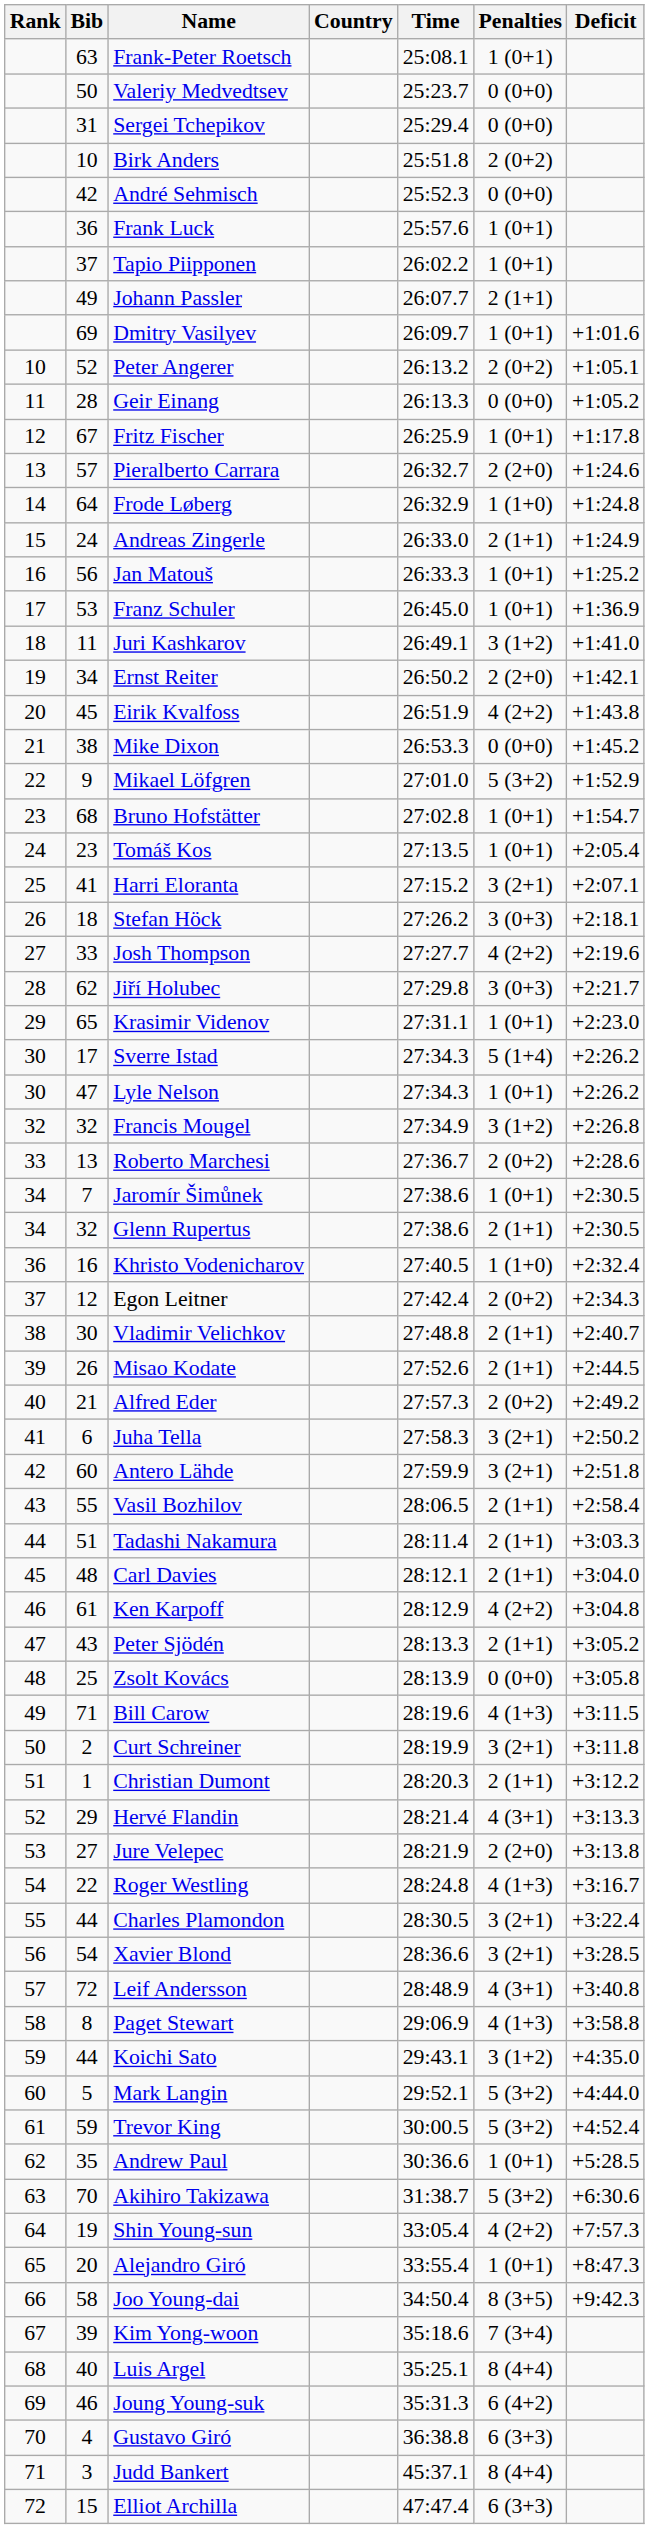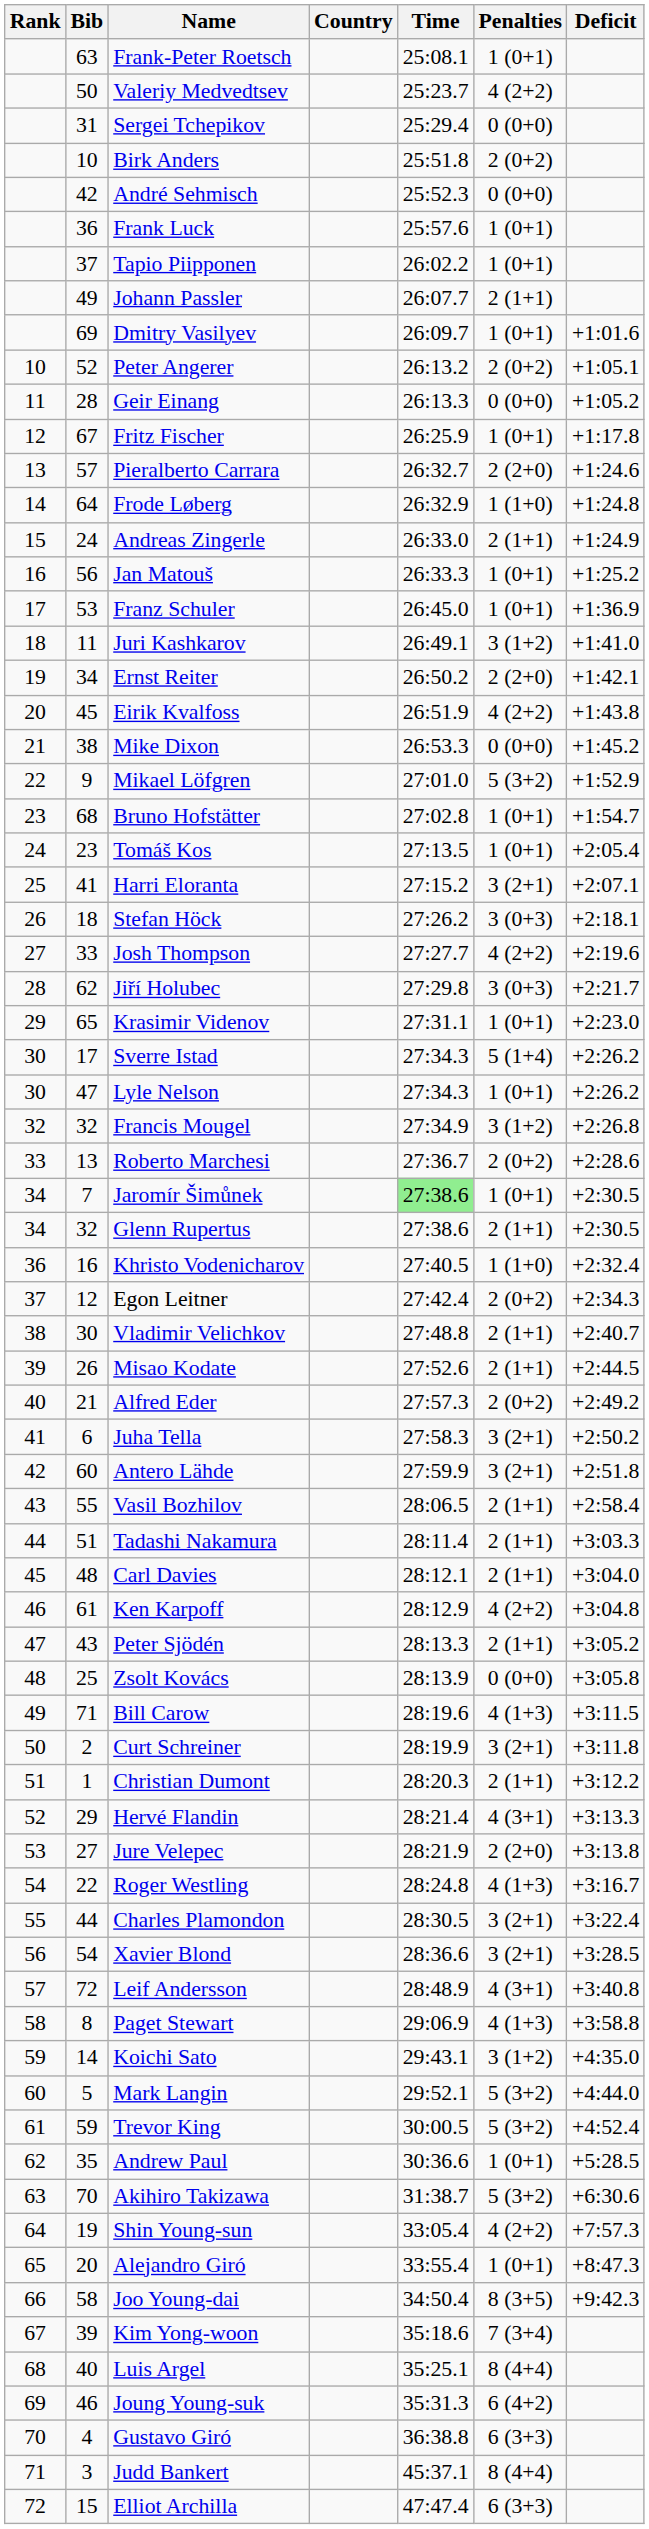(520, 90) 0 (0+0) -> (520, 90) 4 (2+2)
(436, 1195) no background -> (436, 1195) lightgreen background
(87, 2057) 44 -> (87, 2057) 14
